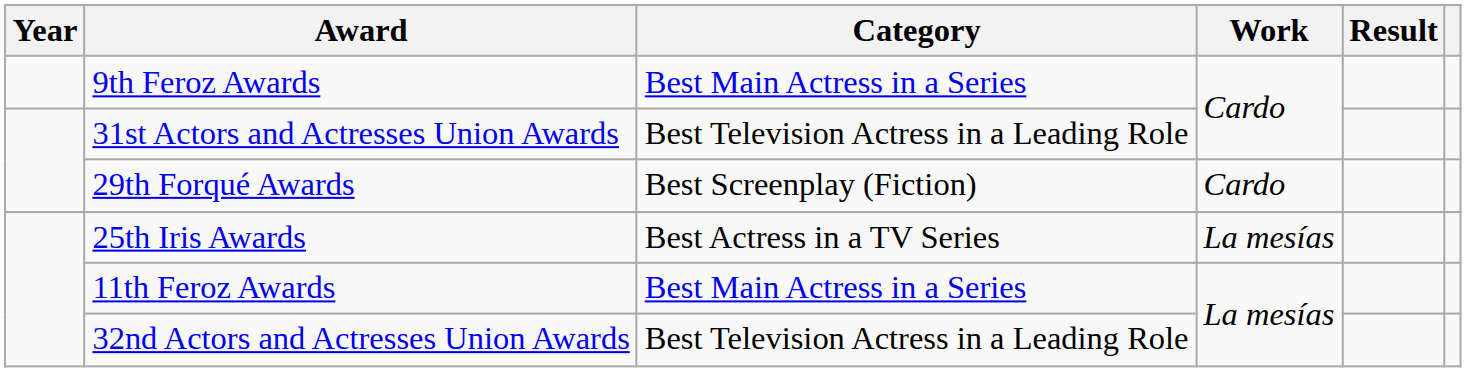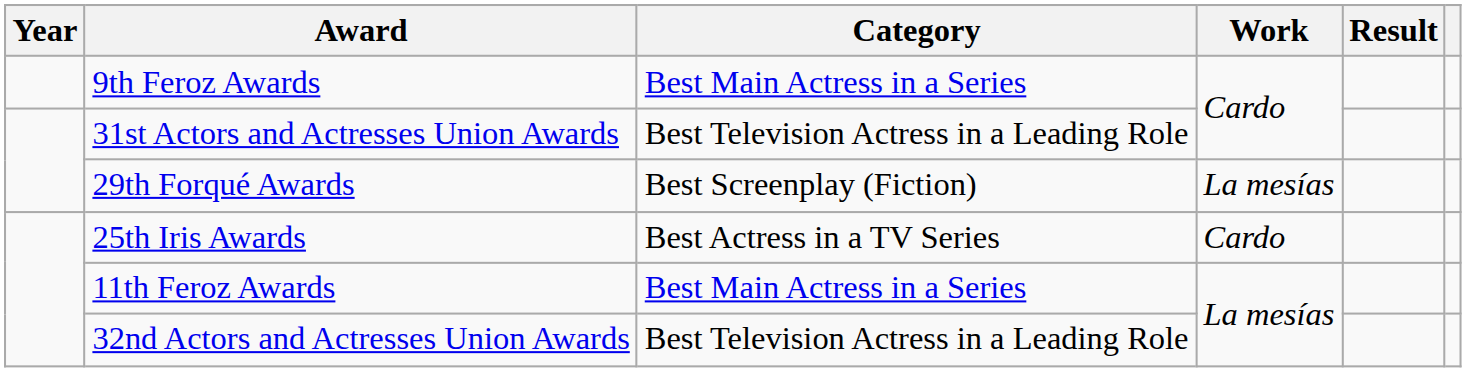(1244, 184) Cardo -> (1269, 184) La mesías
(1269, 236) La mesías -> (1244, 236) Cardo
